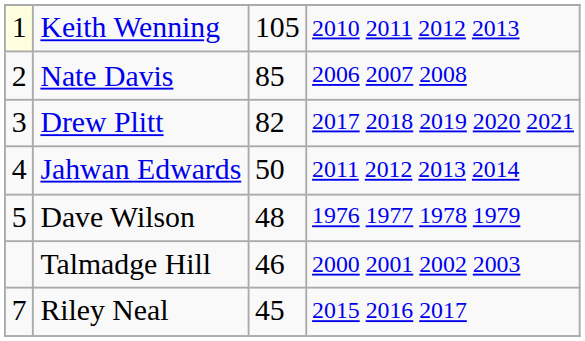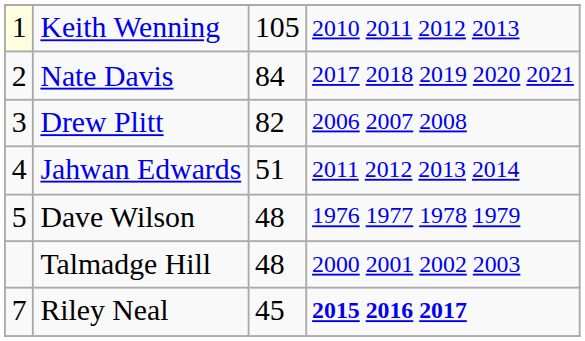(270, 75) 85 -> (270, 75) 84
(389, 75) 2006 2007 2008 -> (443, 75) 2017 2018 2019 2020 2021
(443, 122) 2017 2018 2019 2020 2021 -> (389, 122) 2006 2007 2008
(270, 169) 50 -> (270, 169) 51
(270, 264) 46 -> (270, 264) 48
(389, 311) normal -> (389, 311) bold
